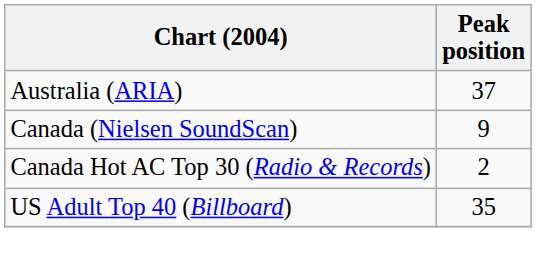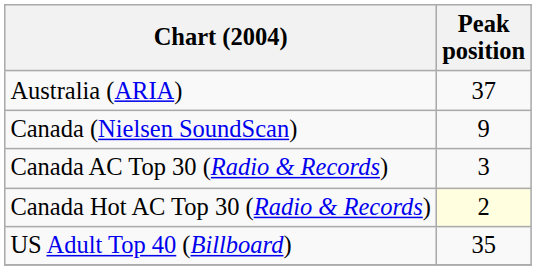+ row: (199, 167)
(484, 167) no background -> (484, 206) lightyellow background
